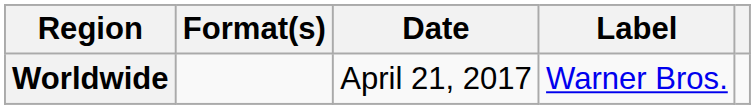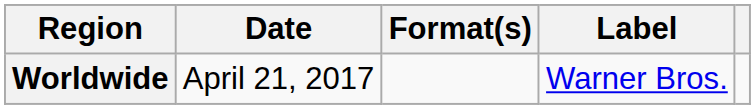columns swapped: (436, 29) <-> (254, 29)
